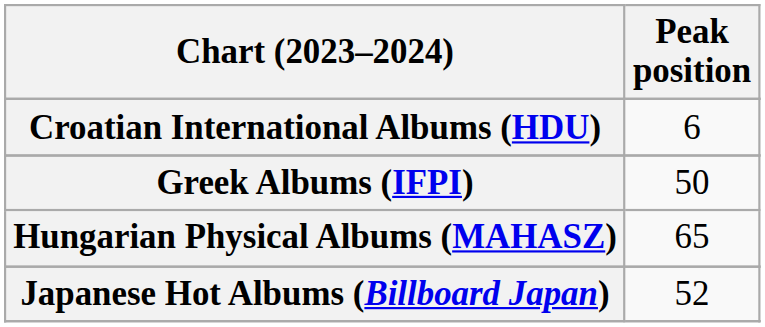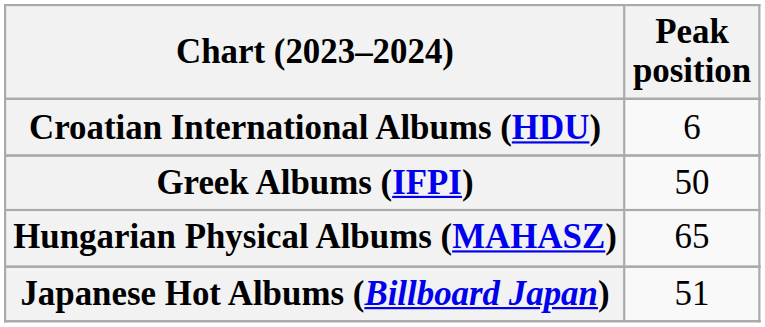(692, 292) 52 -> (692, 292) 51
